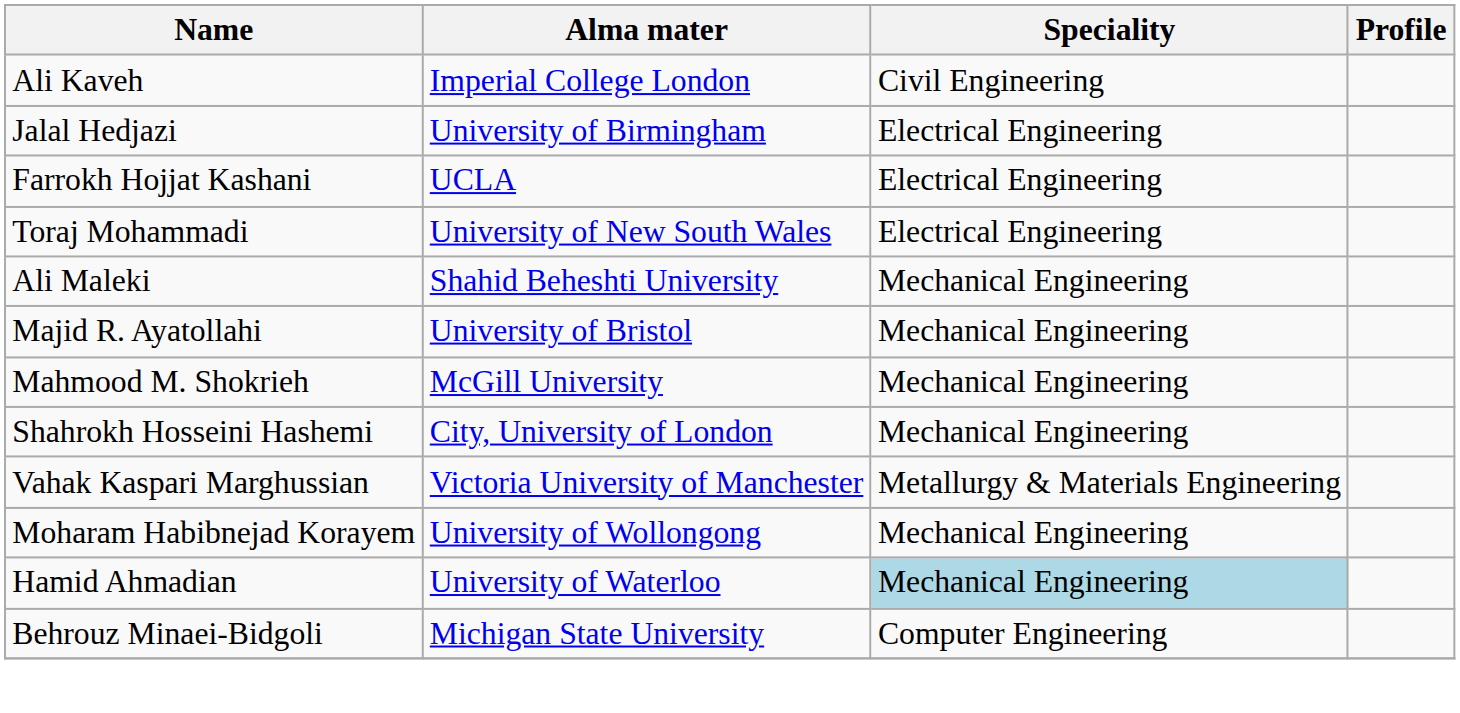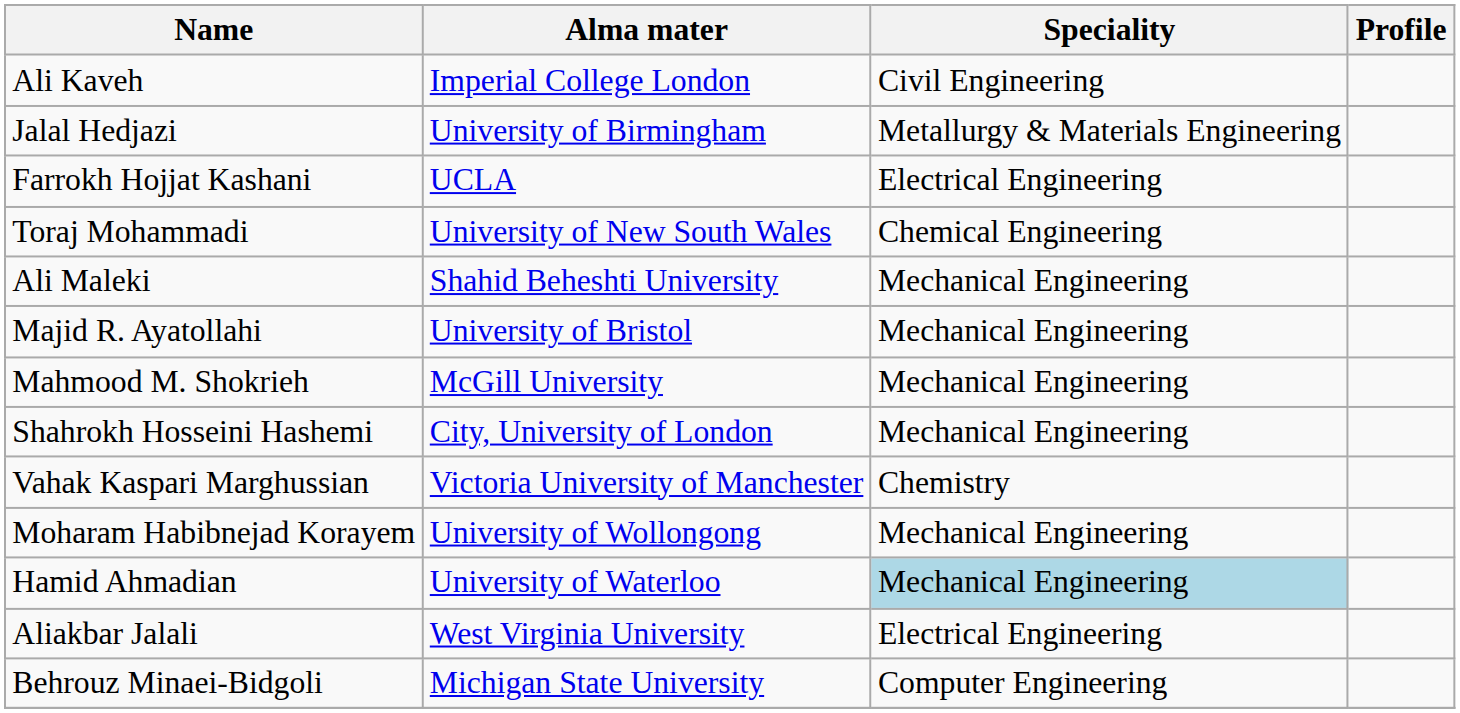(1020, 130) Electrical Engineering -> (1109, 130) Metallurgy & Materials Engineering
(1020, 230) Electrical Engineering -> (1020, 230) Chemical Engineering
(1109, 481) Metallurgy & Materials Engineering -> (944, 481) Chemistry
+ row: (105, 632)
